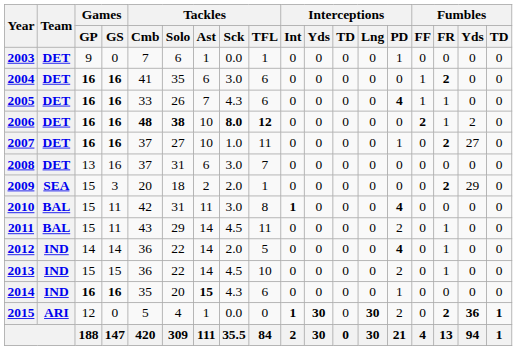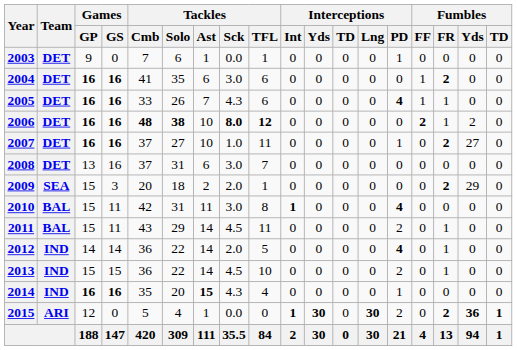(265, 292) 6 -> (265, 292) 4
